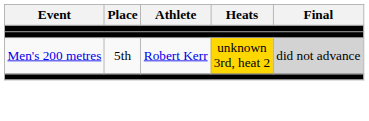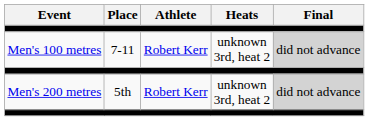+ row: (54, 49)
(242, 55) gold background -> (242, 91) no background
